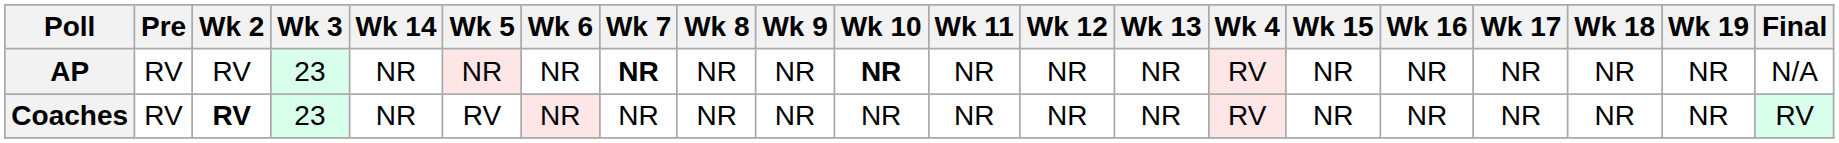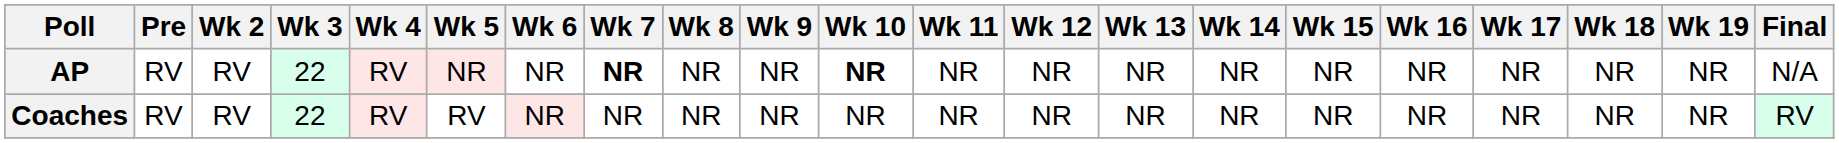columns swapped: (1247, 26) <-> (396, 26)
(310, 71) 23 -> (310, 71) 22
(232, 115) bold -> (232, 115) normal
(310, 115) 23 -> (310, 115) 22
